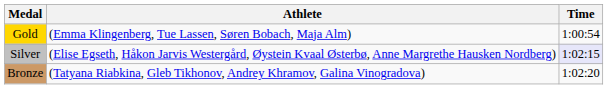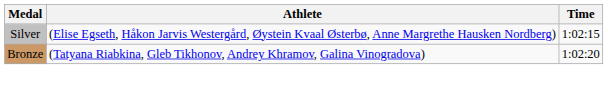- row: (25, 34)
(581, 53) lavender background -> (581, 34) no background
